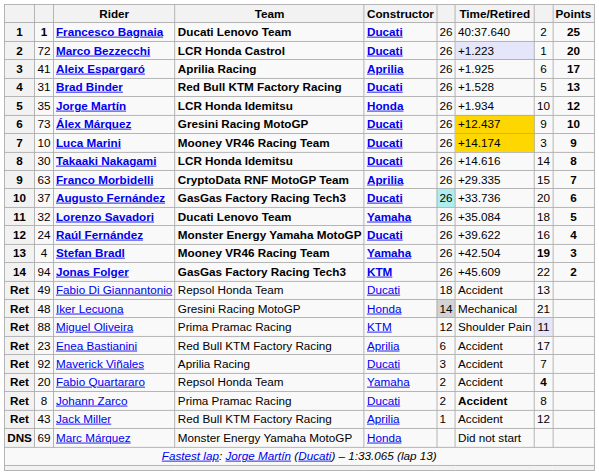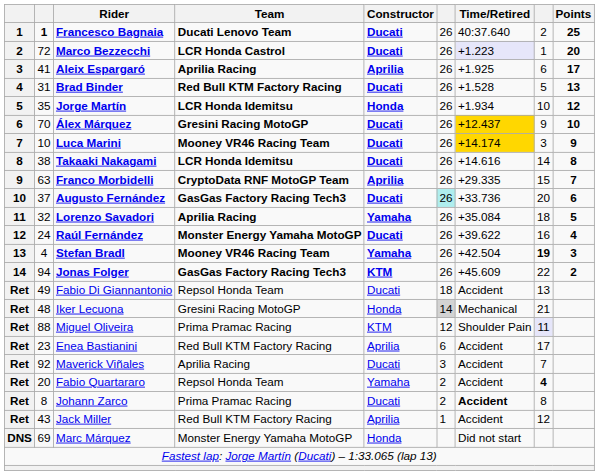(44, 124) 73 -> (44, 124) 70
(44, 161) 30 -> (44, 161) 38
(235, 216) Ducati Lenovo Team -> (217, 216) Aprilia Racing
